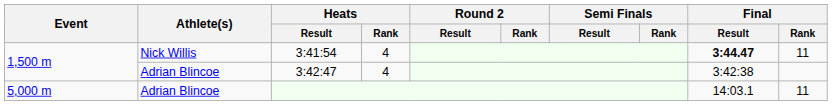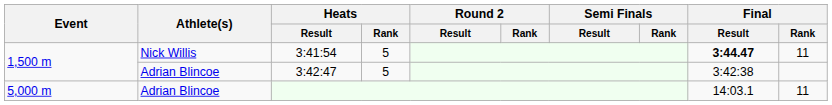(386, 53) 4 -> (386, 53) 5
(386, 72) 4 -> (386, 72) 5
